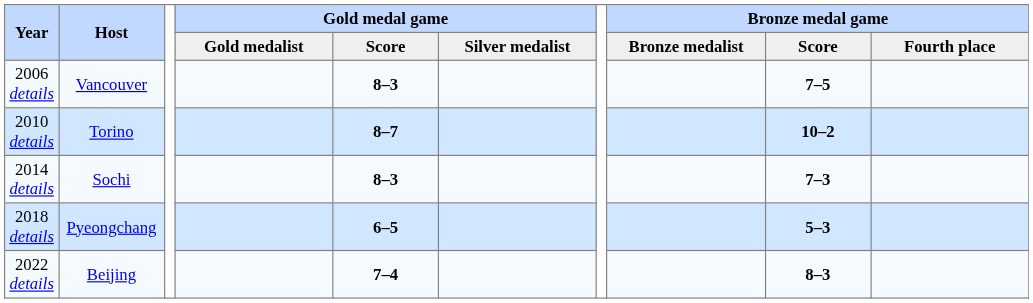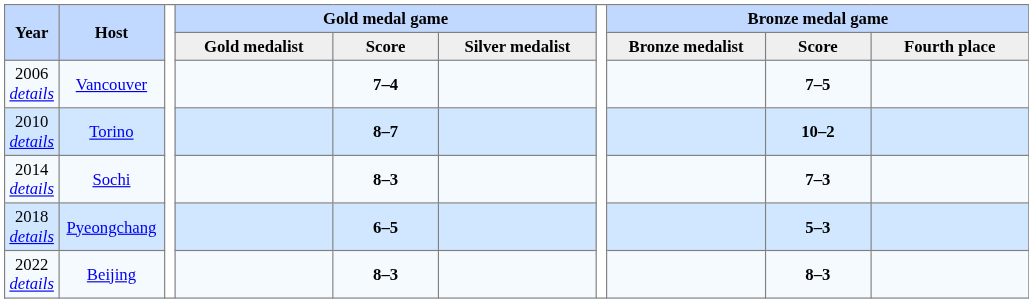(386, 83) 8–3 -> (386, 83) 7–4
(386, 274) 7–4 -> (386, 274) 8–3
